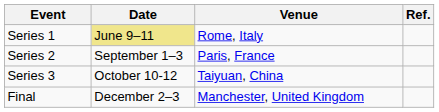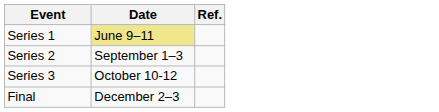- column: (299, 14)
